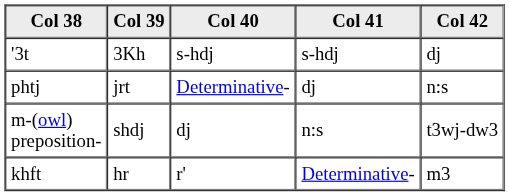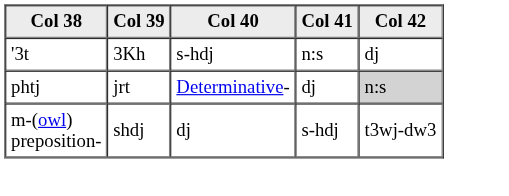(320, 54) s-hdj -> (312, 54) n:s
(437, 86) no background -> (375, 86) lightgrey background
(312, 130) n:s -> (320, 130) s-hdj
- row: (26, 173)
